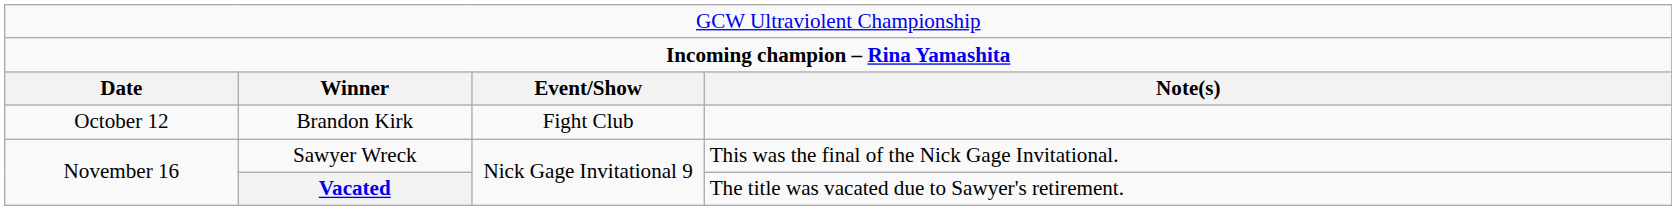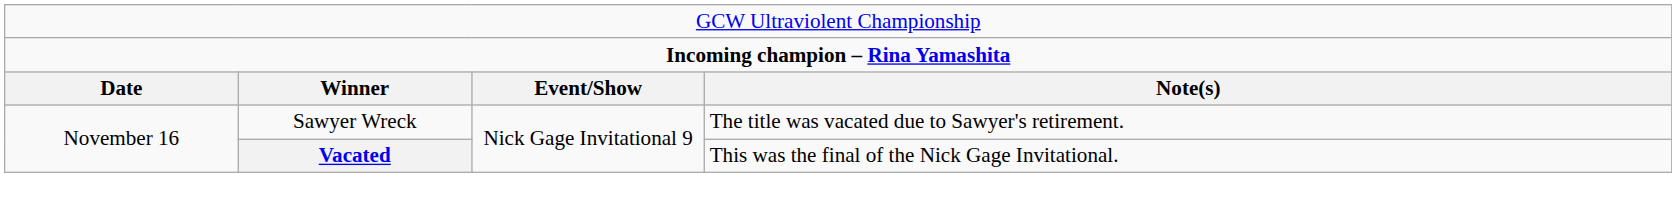- row: (355, 121)
(914, 155) This was the final of the Nick Gage Invitational. -> (917, 121) The title was vacated due to Sawyer's retirement.
(917, 188) The title was vacated due to Sawyer's retirement. -> (914, 155) This was the final of the Nick Gage Invitational.
